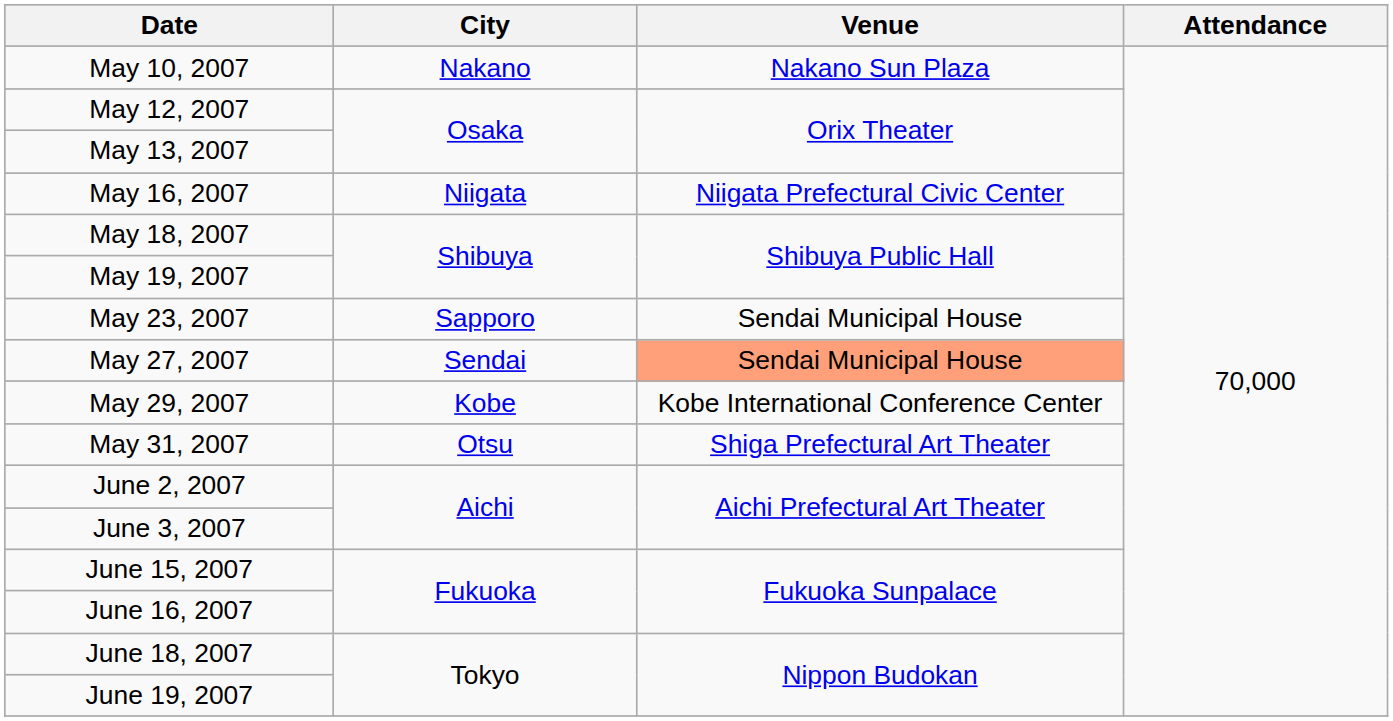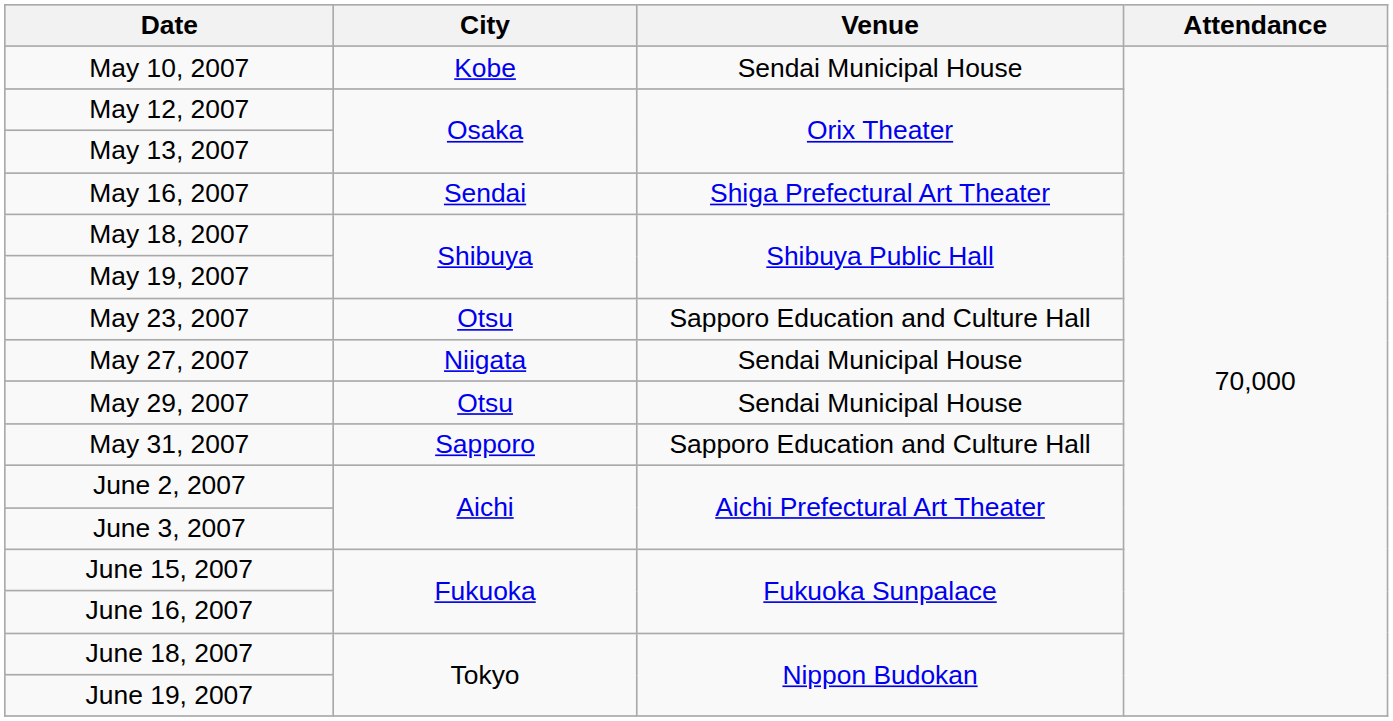(485, 67) Nakano -> (485, 67) Kobe
(880, 67) Nakano Sun Plaza -> (880, 67) Sendai Municipal House
(485, 192) Niigata -> (485, 192) Sendai
(880, 192) Niigata Prefectural Civic Center -> (880, 192) Shiga Prefectural Art Theater
(485, 318) Sapporo -> (485, 318) Otsu
(880, 318) Sendai Municipal House -> (880, 318) Sapporo Education and Culture Hall
(485, 360) Sendai -> (485, 360) Niigata
(880, 360) lightsalmon background -> (880, 360) no background
(485, 402) Kobe -> (485, 402) Otsu
(880, 402) Kobe International Conference Center -> (880, 402) Sendai Municipal House
(485, 444) Otsu -> (485, 444) Sapporo
(880, 444) Shiga Prefectural Art Theater -> (880, 444) Sapporo Education and Culture Hall
